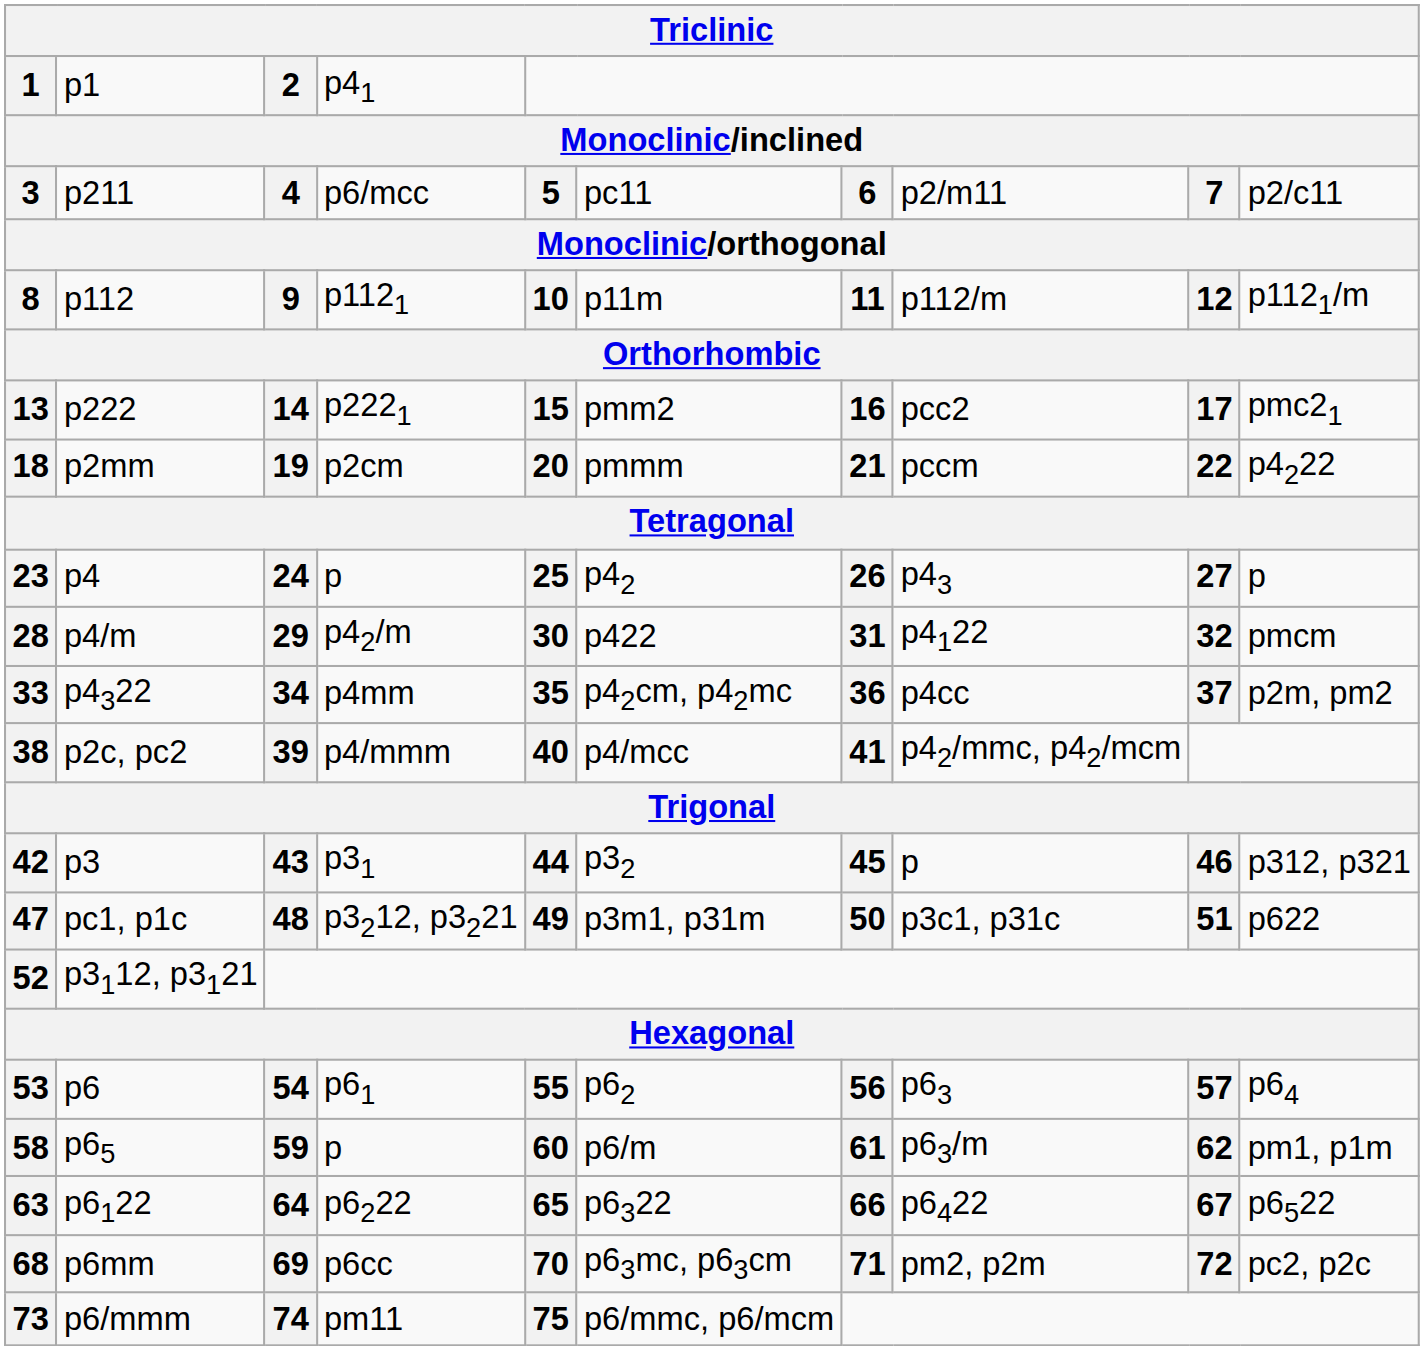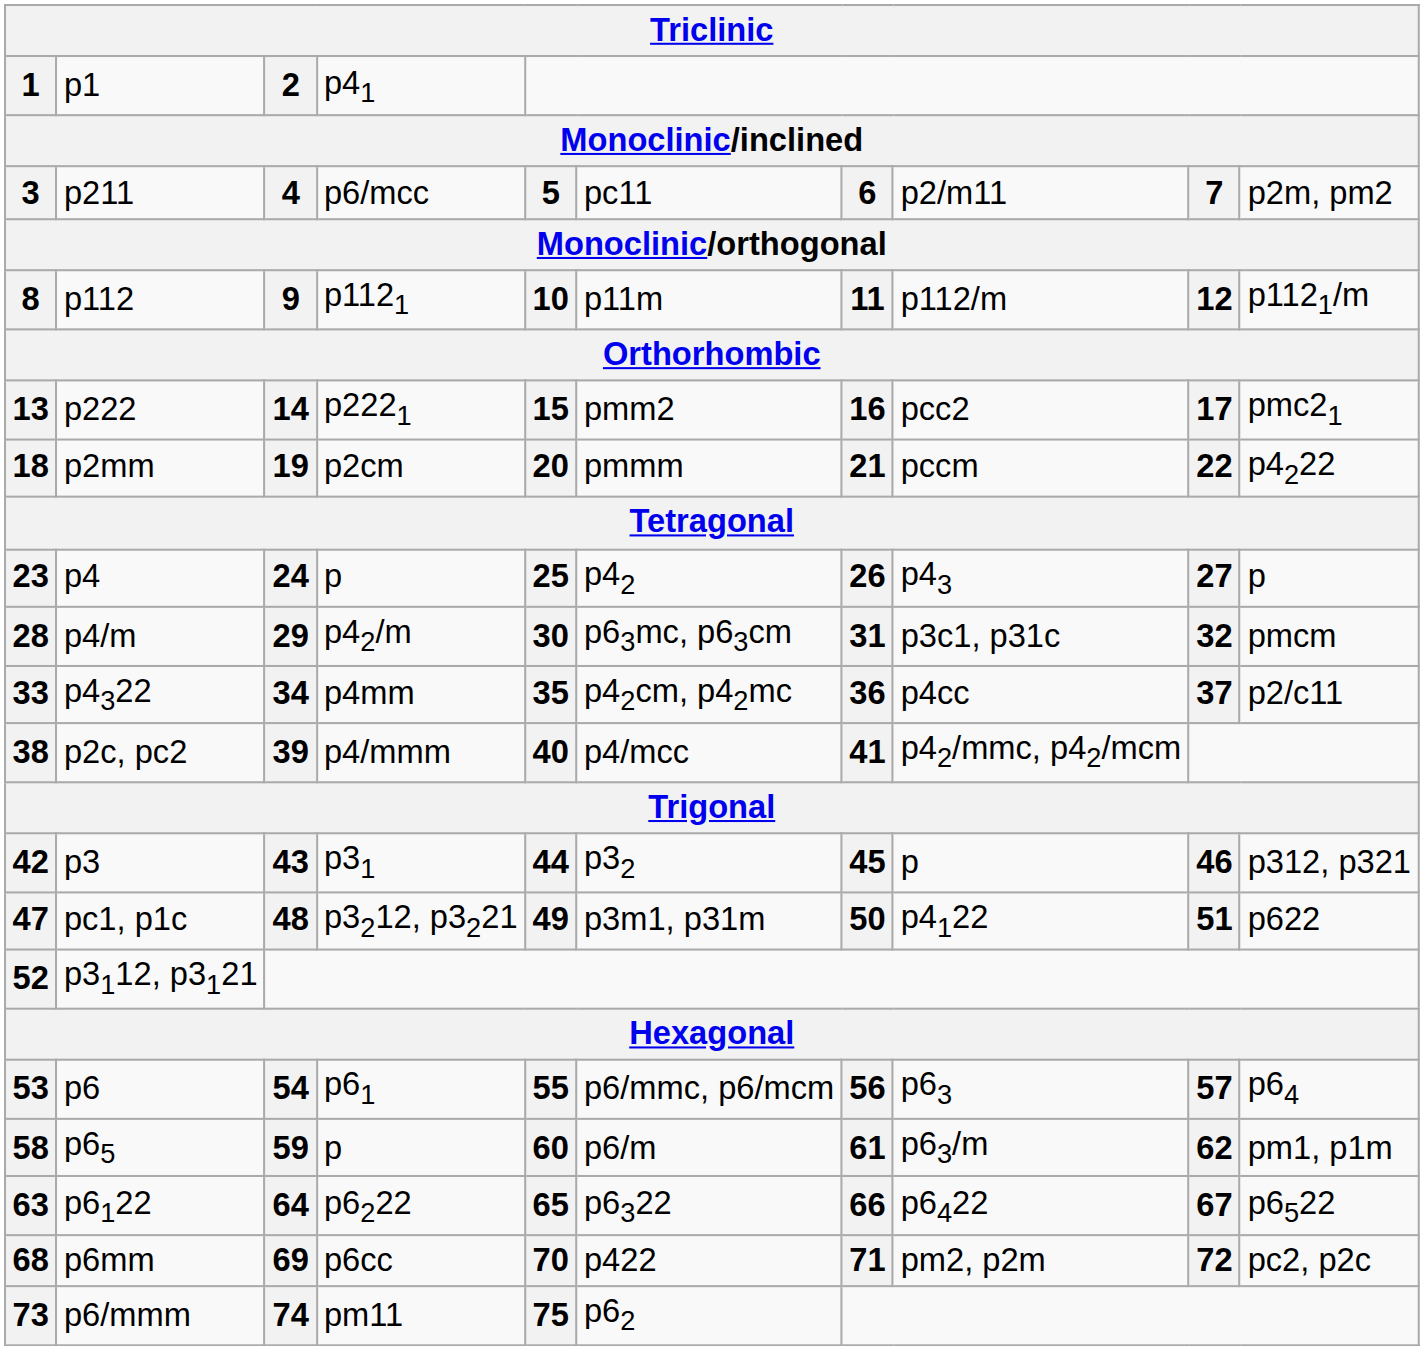(1295, 192) p2/c11 -> (1320, 192) p2m, pm2
(620, 635) p422 -> (688, 636) p63mc, p63cm
(945, 636) p4122 -> (980, 635) p3c1, p31c
(1320, 693) p2m, pm2 -> (1295, 693) p2/c11
(980, 920) p3c1, p31c -> (945, 921) p4122
(610, 1089) p62 -> (709, 1088) p6/mmc, p6/mcm
(688, 1264) p63mc, p63cm -> (620, 1260) p422
(709, 1318) p6/mmc, p6/mcm -> (610, 1316) p62
